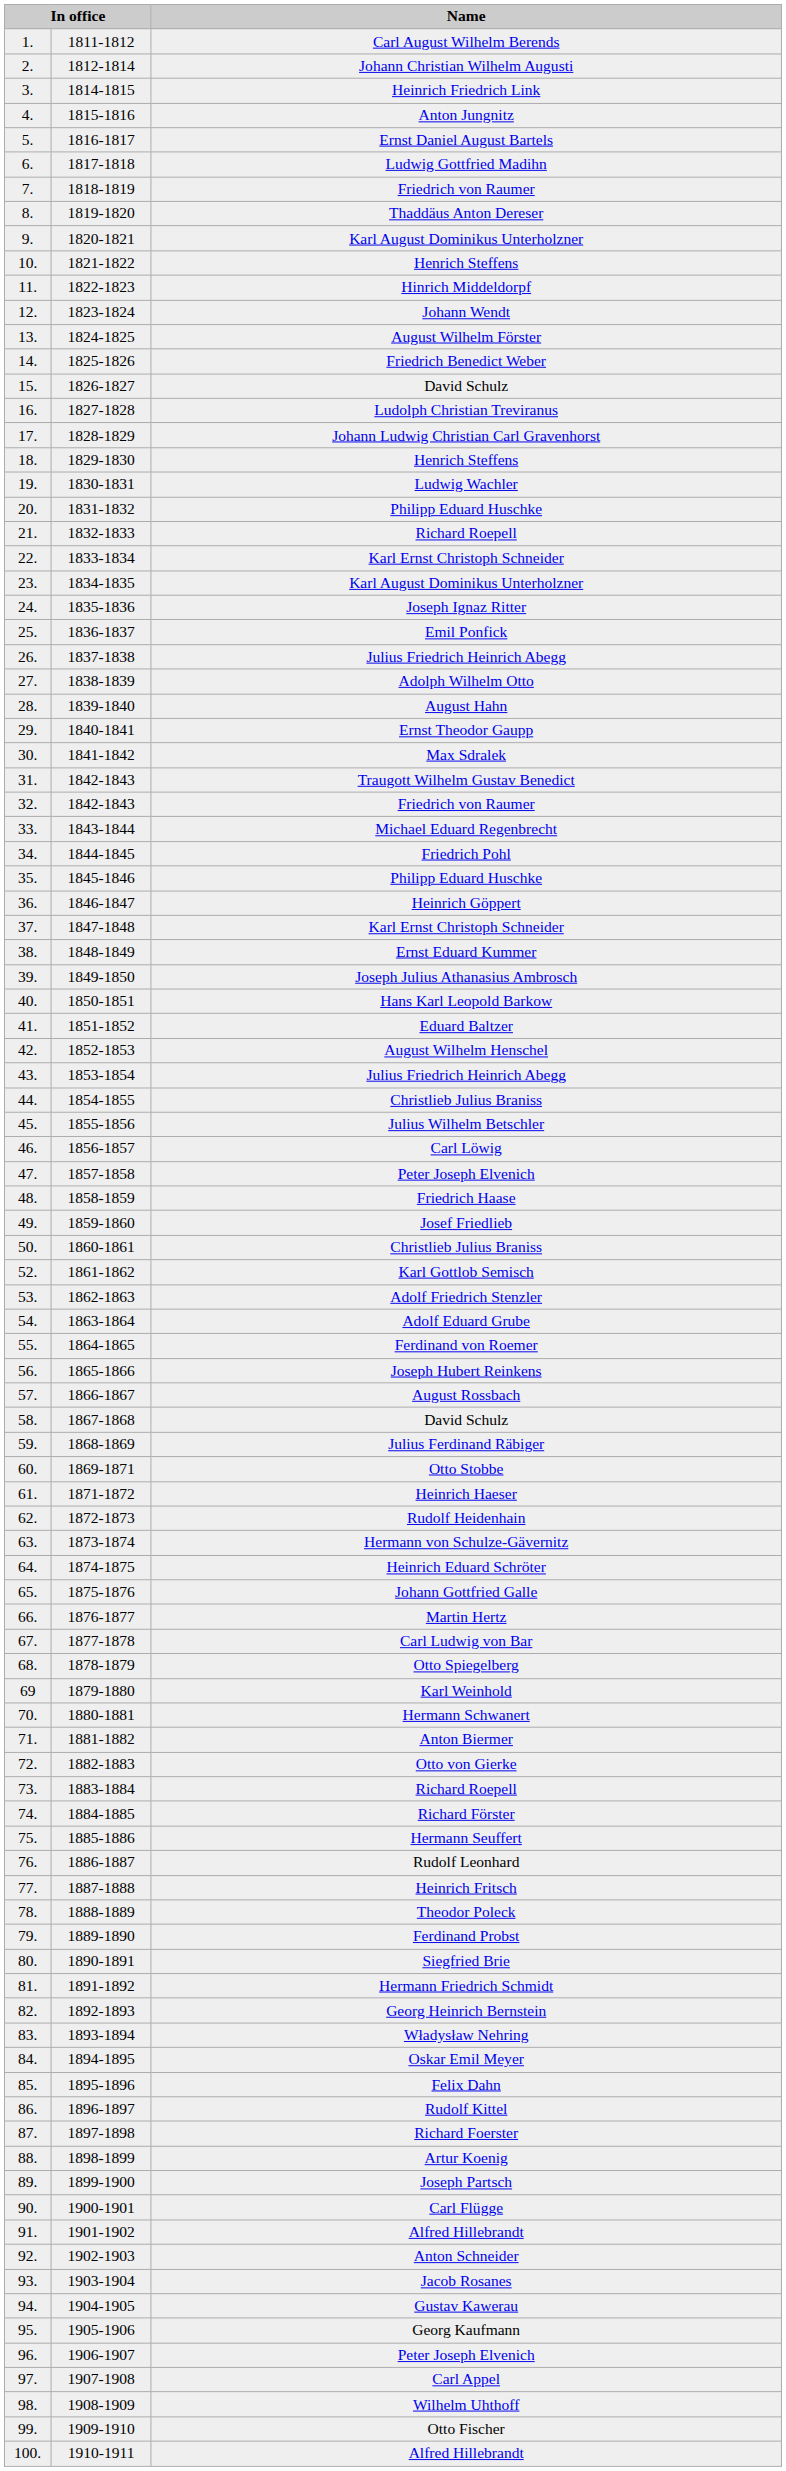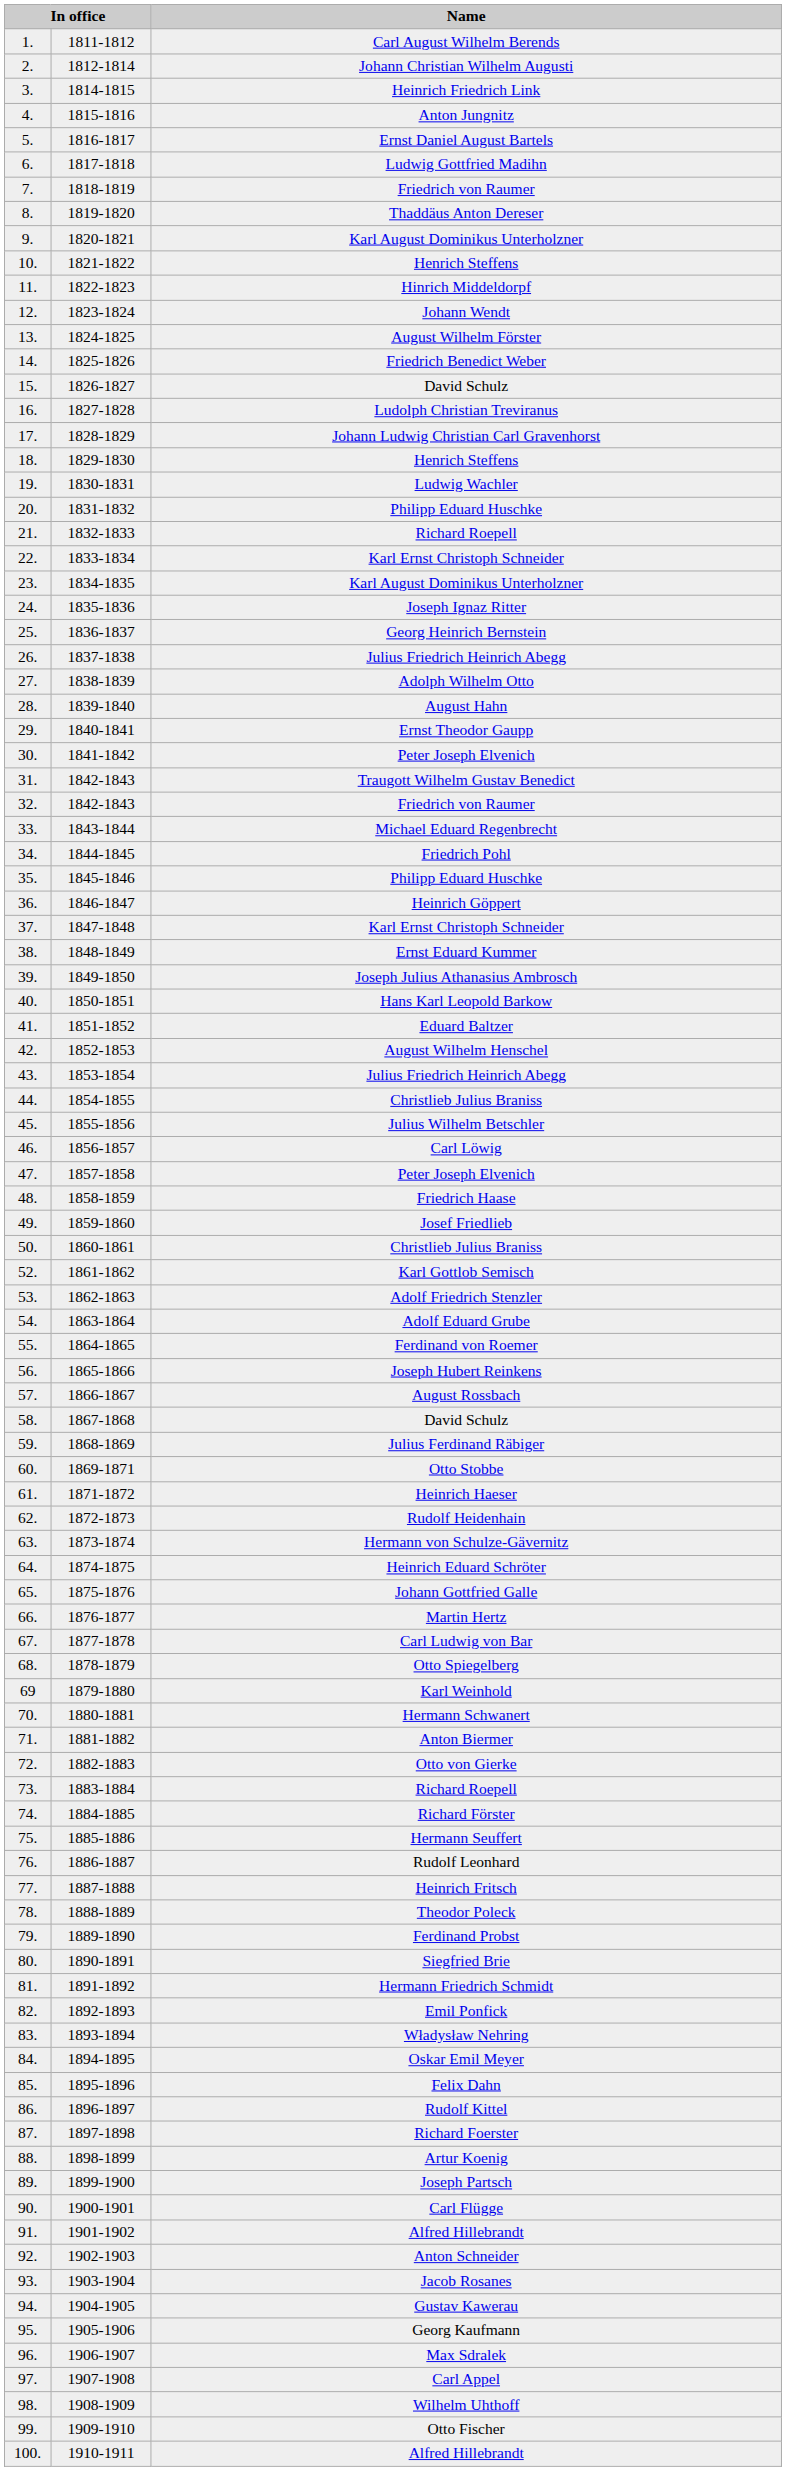(466, 632) Emil Ponfick -> (466, 632) Georg Heinrich Bernstein
(466, 755) Max Sdralek -> (466, 755) Peter Joseph Elvenich
(466, 2010) Georg Heinrich Bernstein -> (466, 2010) Emil Ponfick
(466, 2355) Peter Joseph Elvenich -> (466, 2355) Max Sdralek
